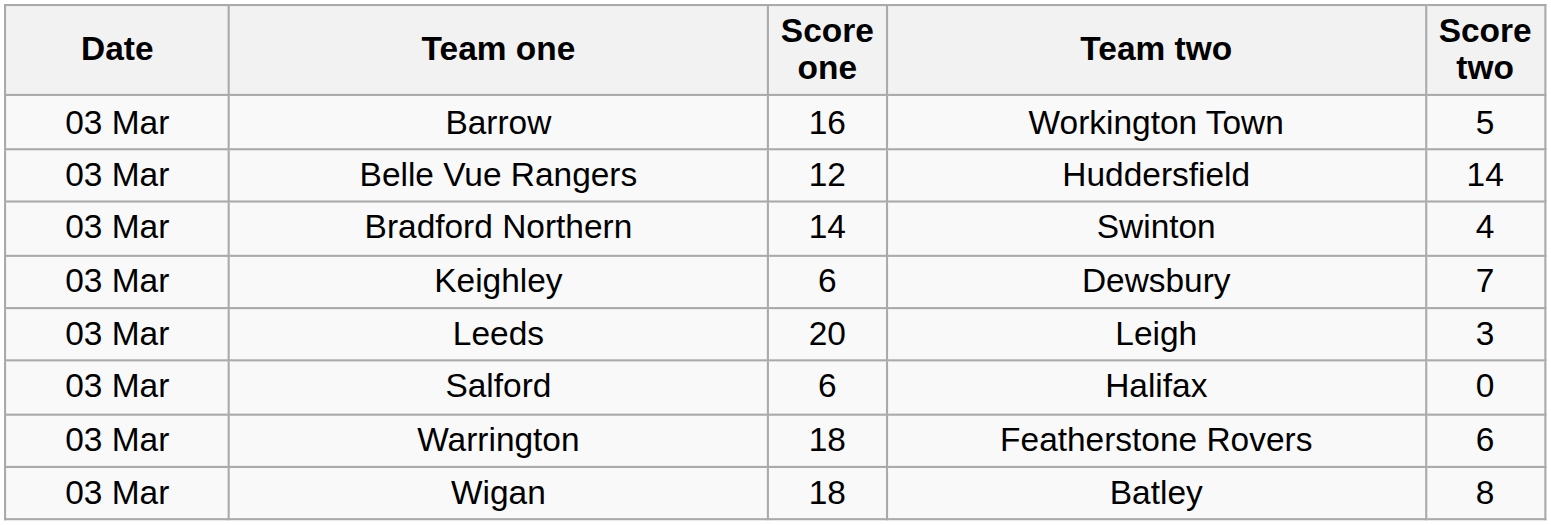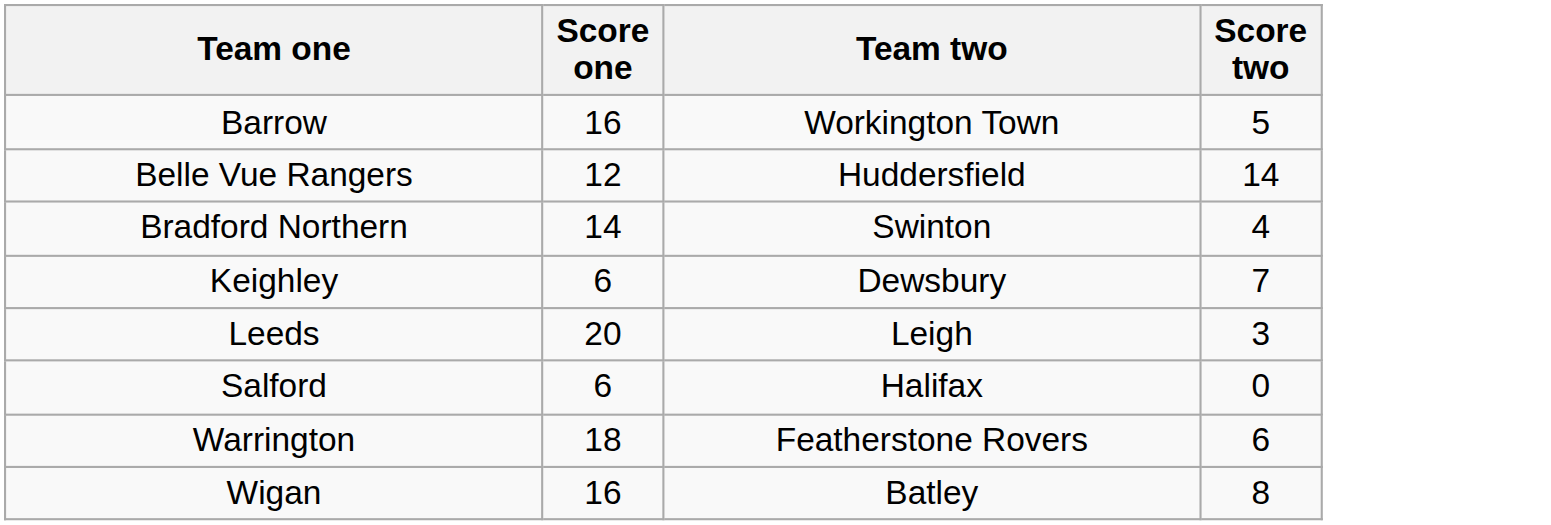- column: (117, 49)
(827, 492) 18 -> (603, 492) 16
